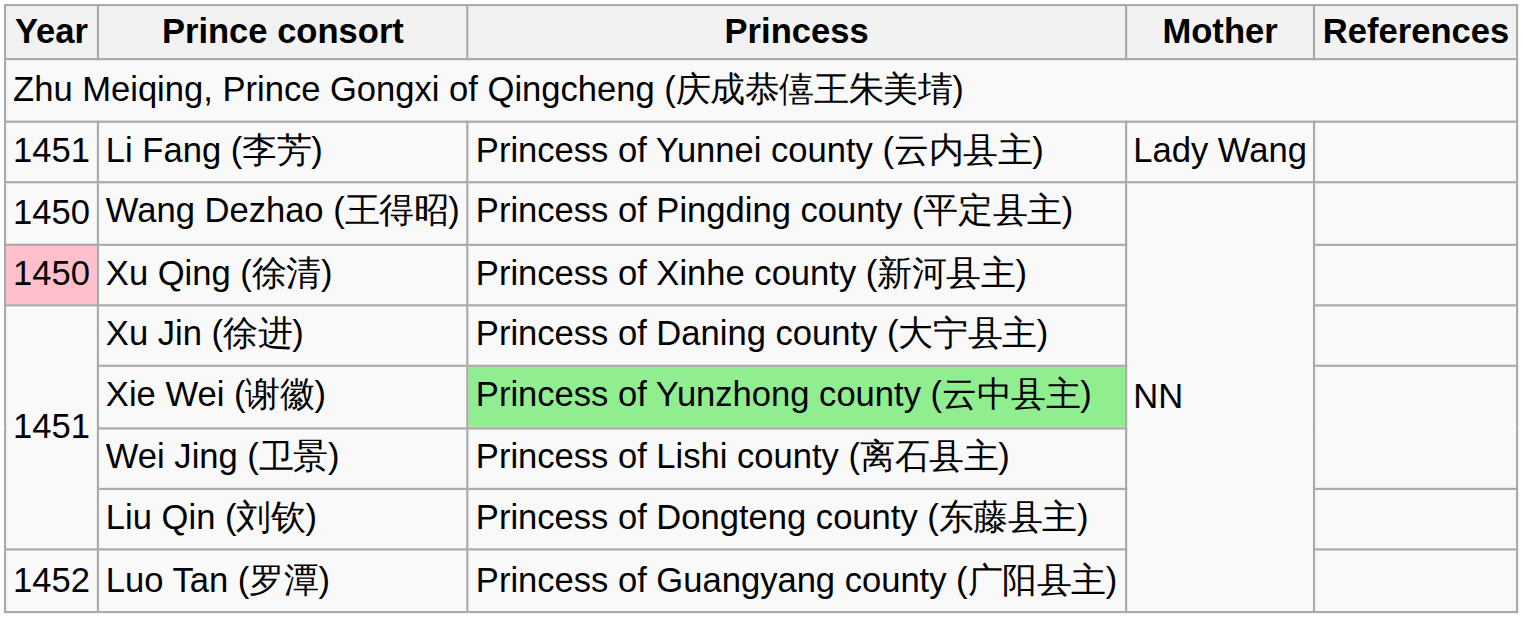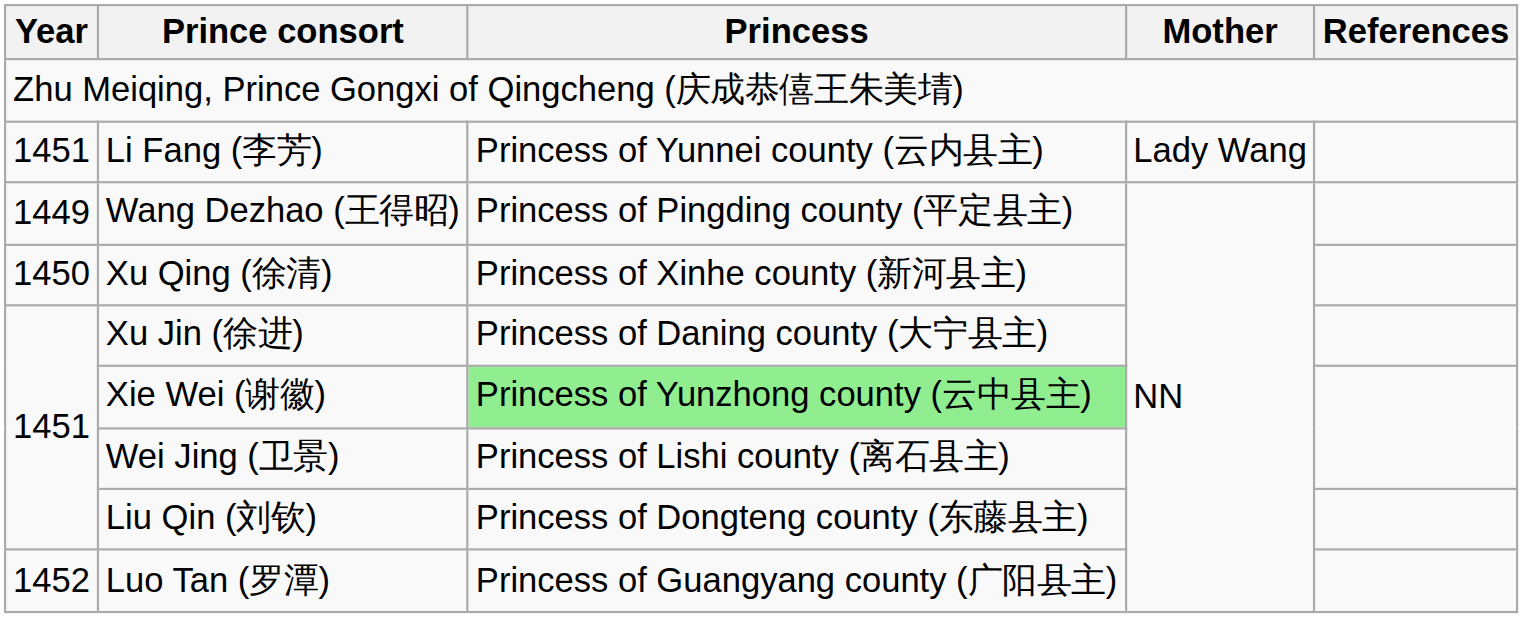(51, 212) 1450 -> (51, 212) 1449
(51, 273) pink background -> (51, 273) no background
